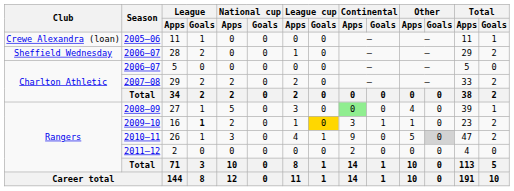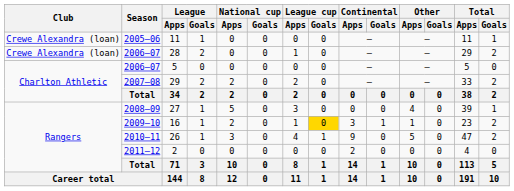(63, 53) Sheffield Wednesday -> (63, 53) Crewe Alexandra (loan)
(353, 109) lightgreen background -> (353, 109) no background
(202, 123) bold -> (202, 123) normal
(439, 137) lightgrey background -> (439, 137) no background
